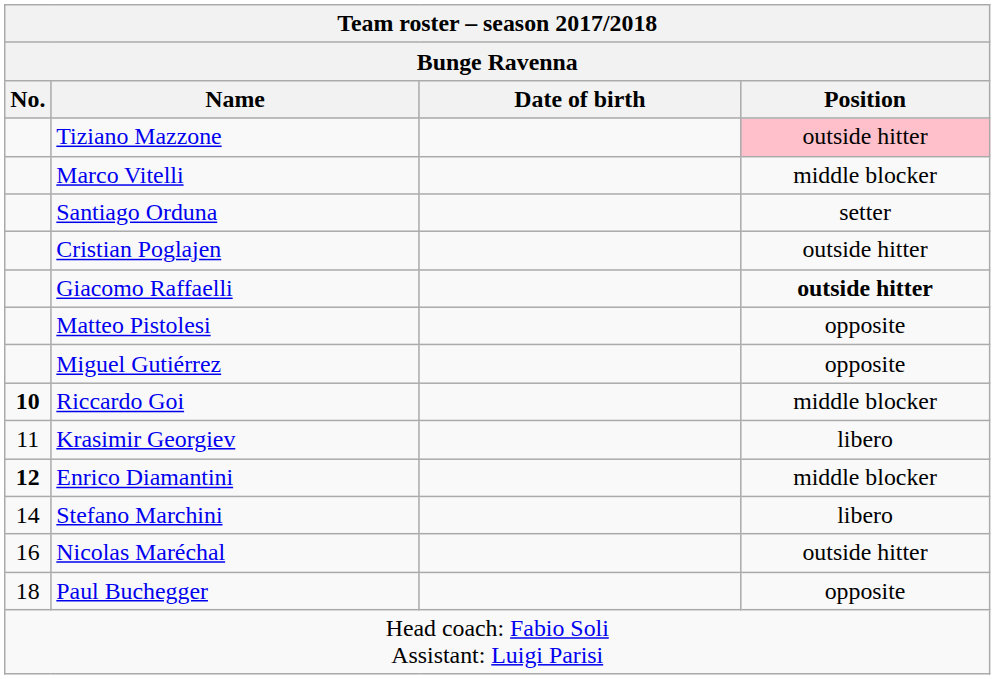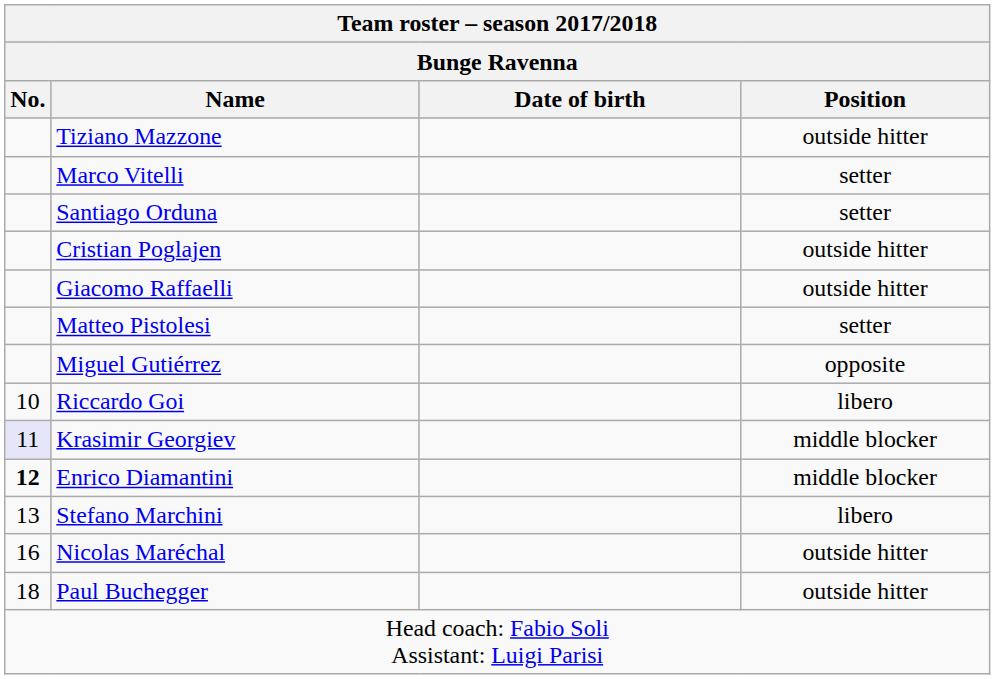(865, 136) pink background -> (865, 136) no background
(865, 174) middle blocker -> (865, 174) setter
(865, 288) bold -> (865, 288) normal
(865, 325) opposite -> (865, 325) setter
(28, 401) bold -> (28, 401) normal
(865, 401) middle blocker -> (865, 401) libero
(28, 439) no background -> (28, 439) lavender background
(865, 439) libero -> (865, 439) middle blocker
(28, 514) 14 -> (28, 514) 13
(865, 590) opposite -> (865, 590) outside hitter
